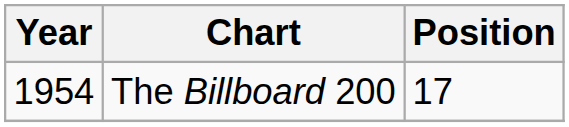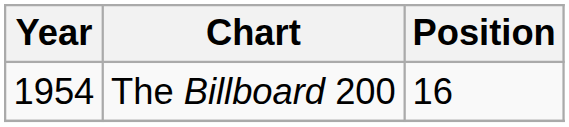(433, 90) 17 -> (433, 90) 16
